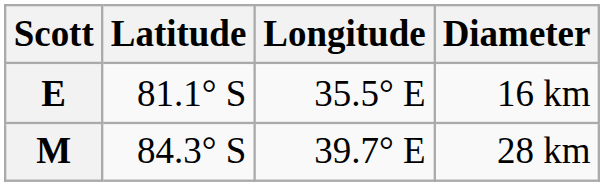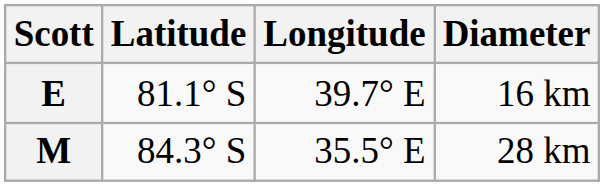(370, 92) 35.5° E -> (370, 92) 39.7° E
(370, 151) 39.7° E -> (370, 151) 35.5° E
